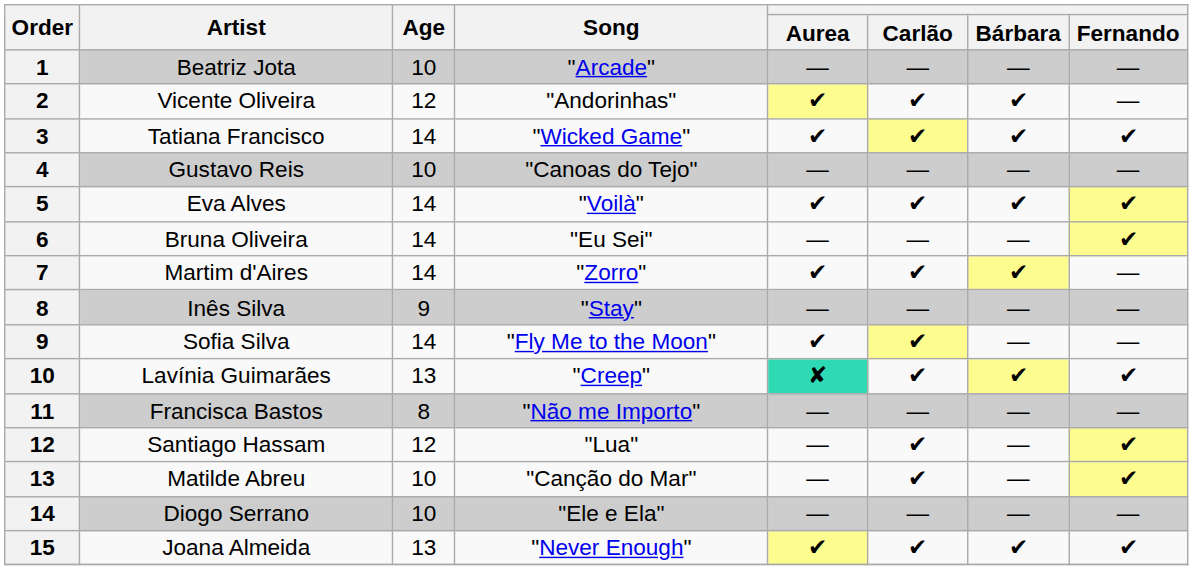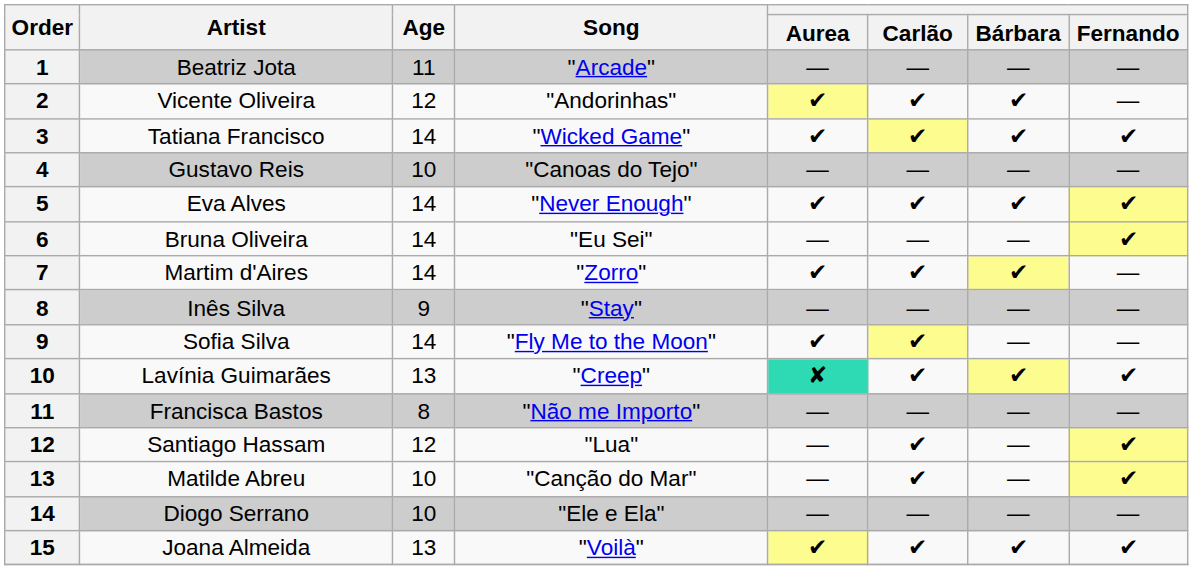(424, 67) 10 -> (424, 67) 11
(611, 204) "Voilà" -> (611, 204) "Never Enough"
(611, 548) "Never Enough" -> (611, 548) "Voilà"
